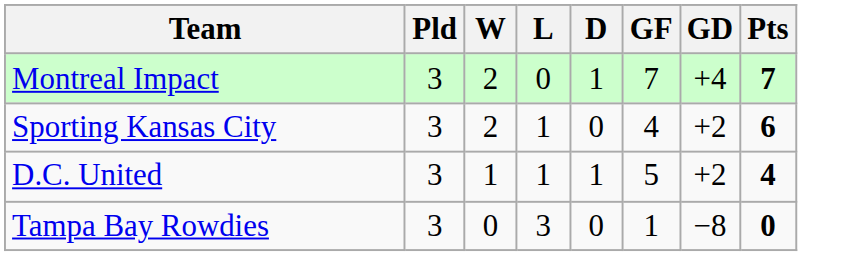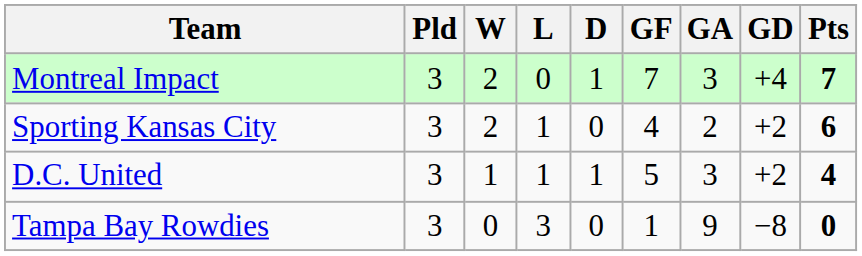+ column: (710, 28)
